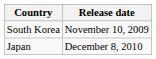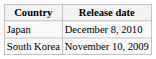rows swapped: (33, 29) <-> (19, 46)
